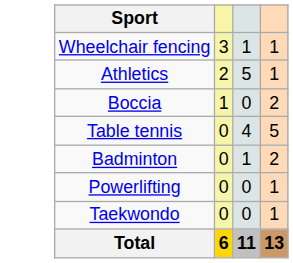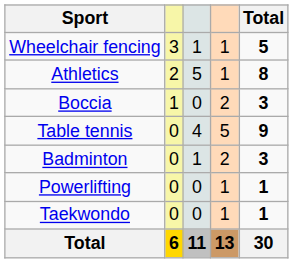+ column: (264, 19)
